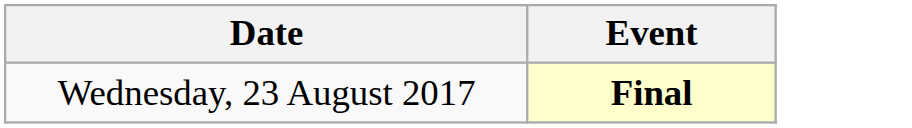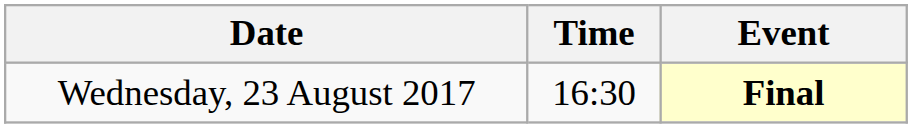+ column: (594, 33)
